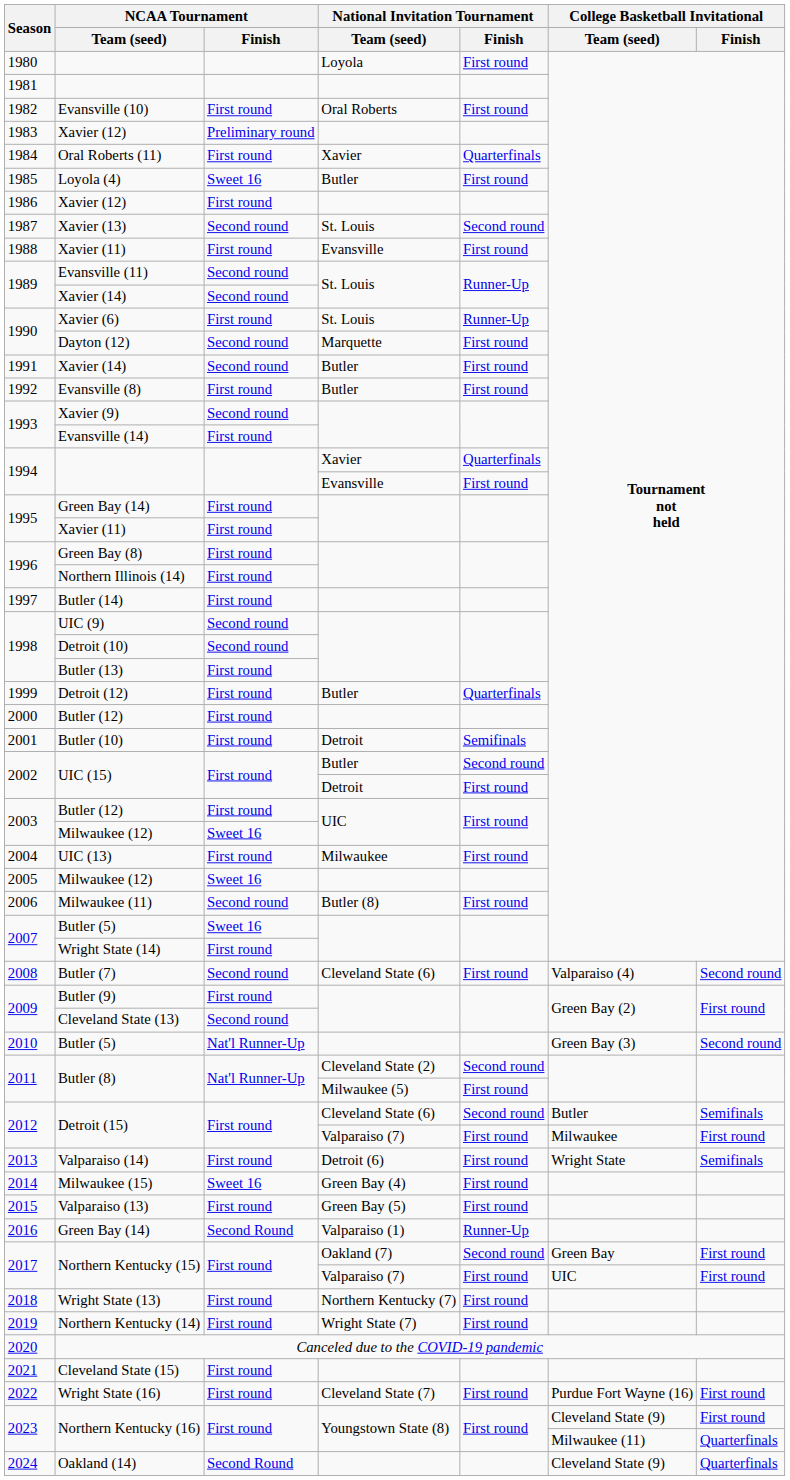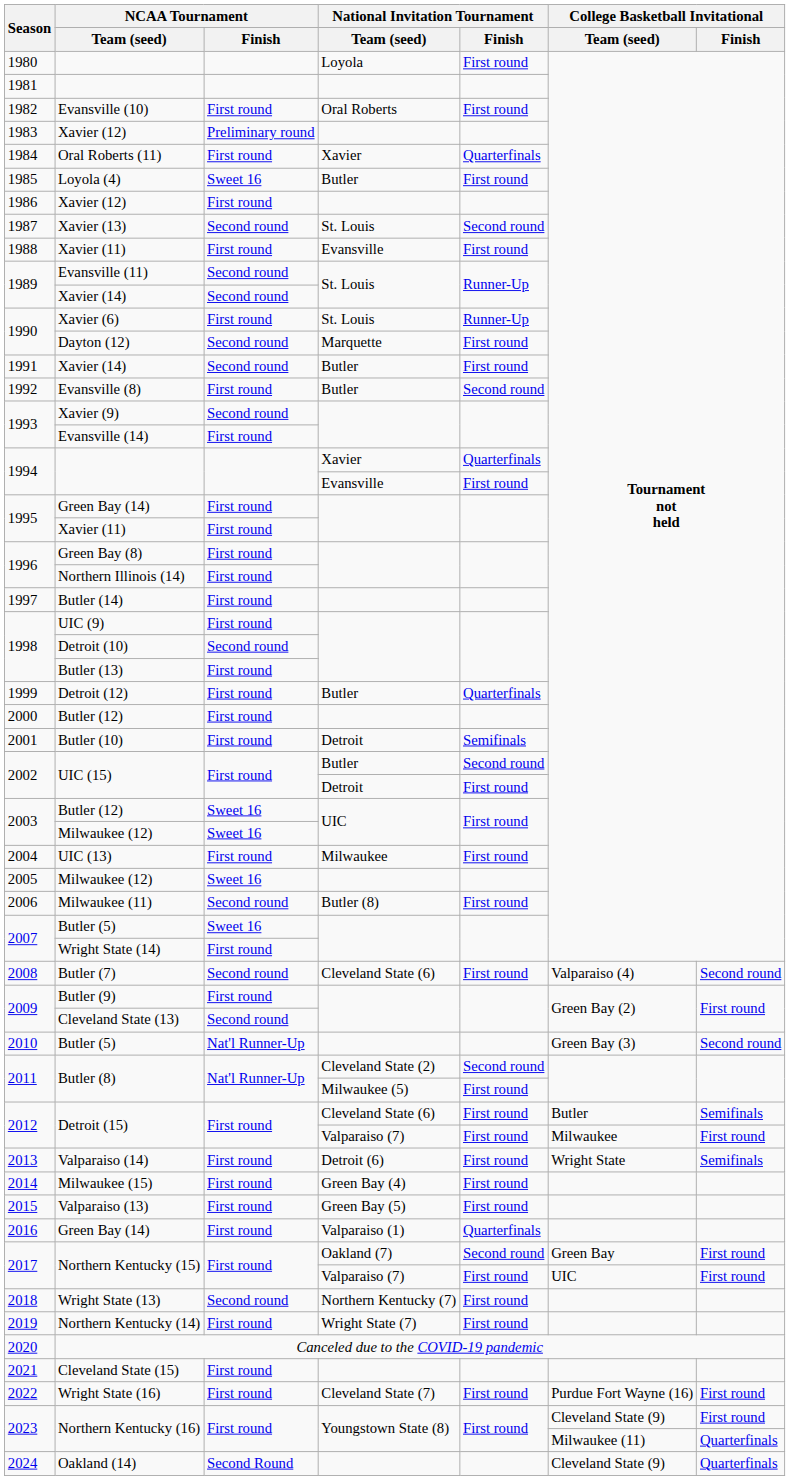(496, 389) First round -> (504, 389) Second round
(248, 623) Second round -> (240, 623) First round
(240, 809) First round -> (234, 809) Sweet 16
(504, 1113) Second round -> (496, 1113) First round
(234, 1183) Sweet 16 -> (240, 1183) First round
(250, 1230) Second Round -> (240, 1230) First round
(496, 1230) Runner-Up -> (502, 1230) Quarterfinals
(240, 1300) First round -> (248, 1300) Second round
